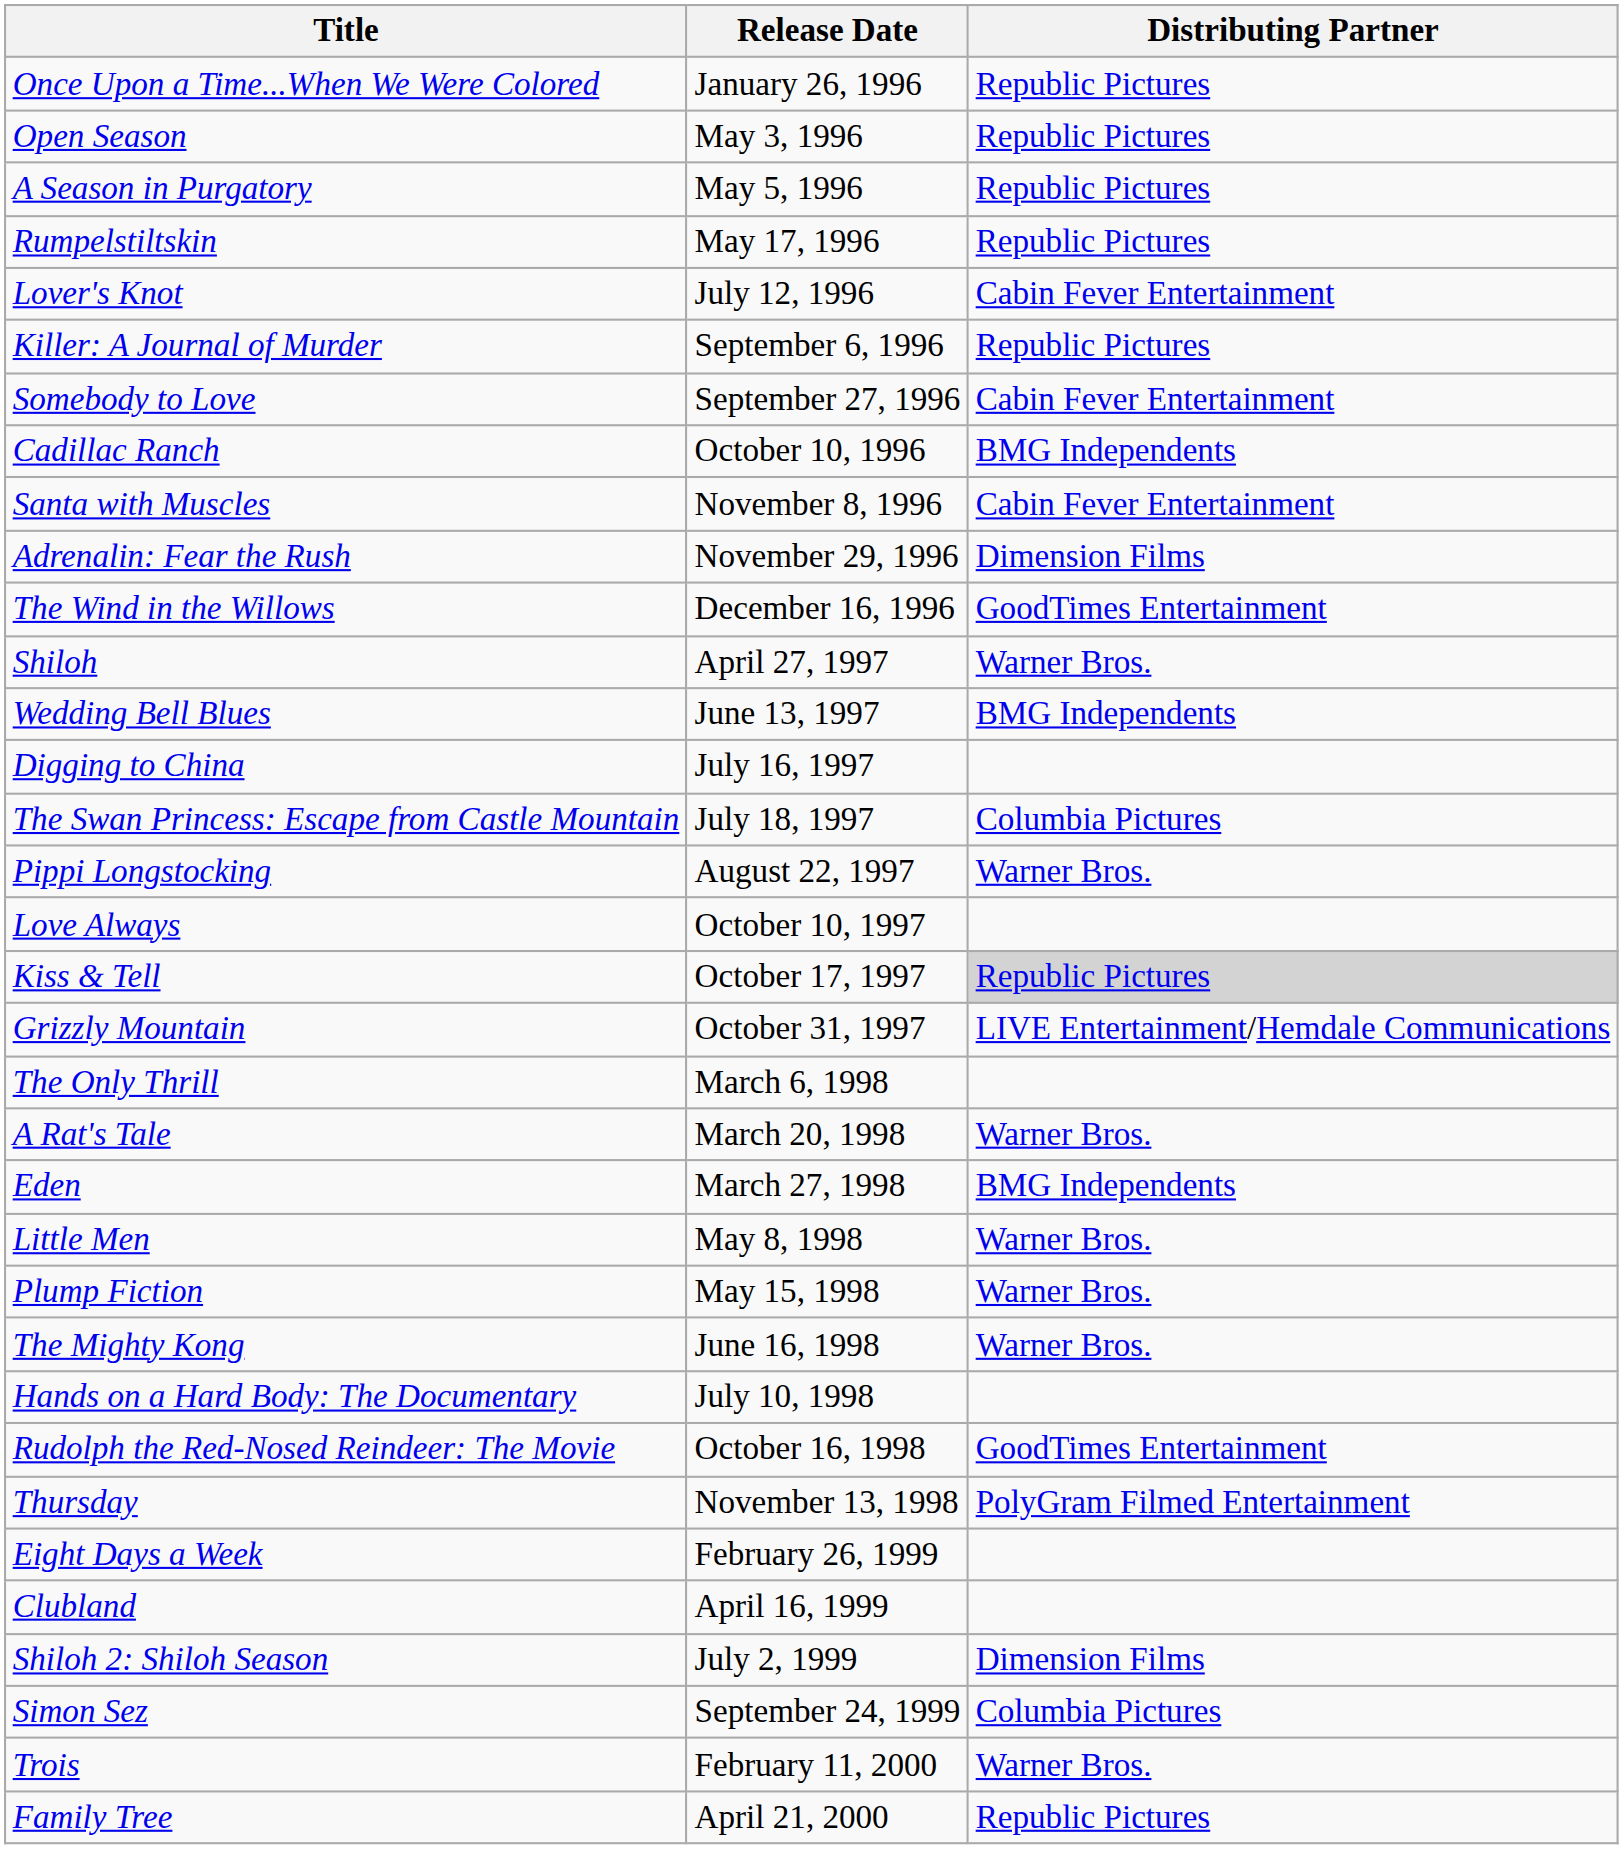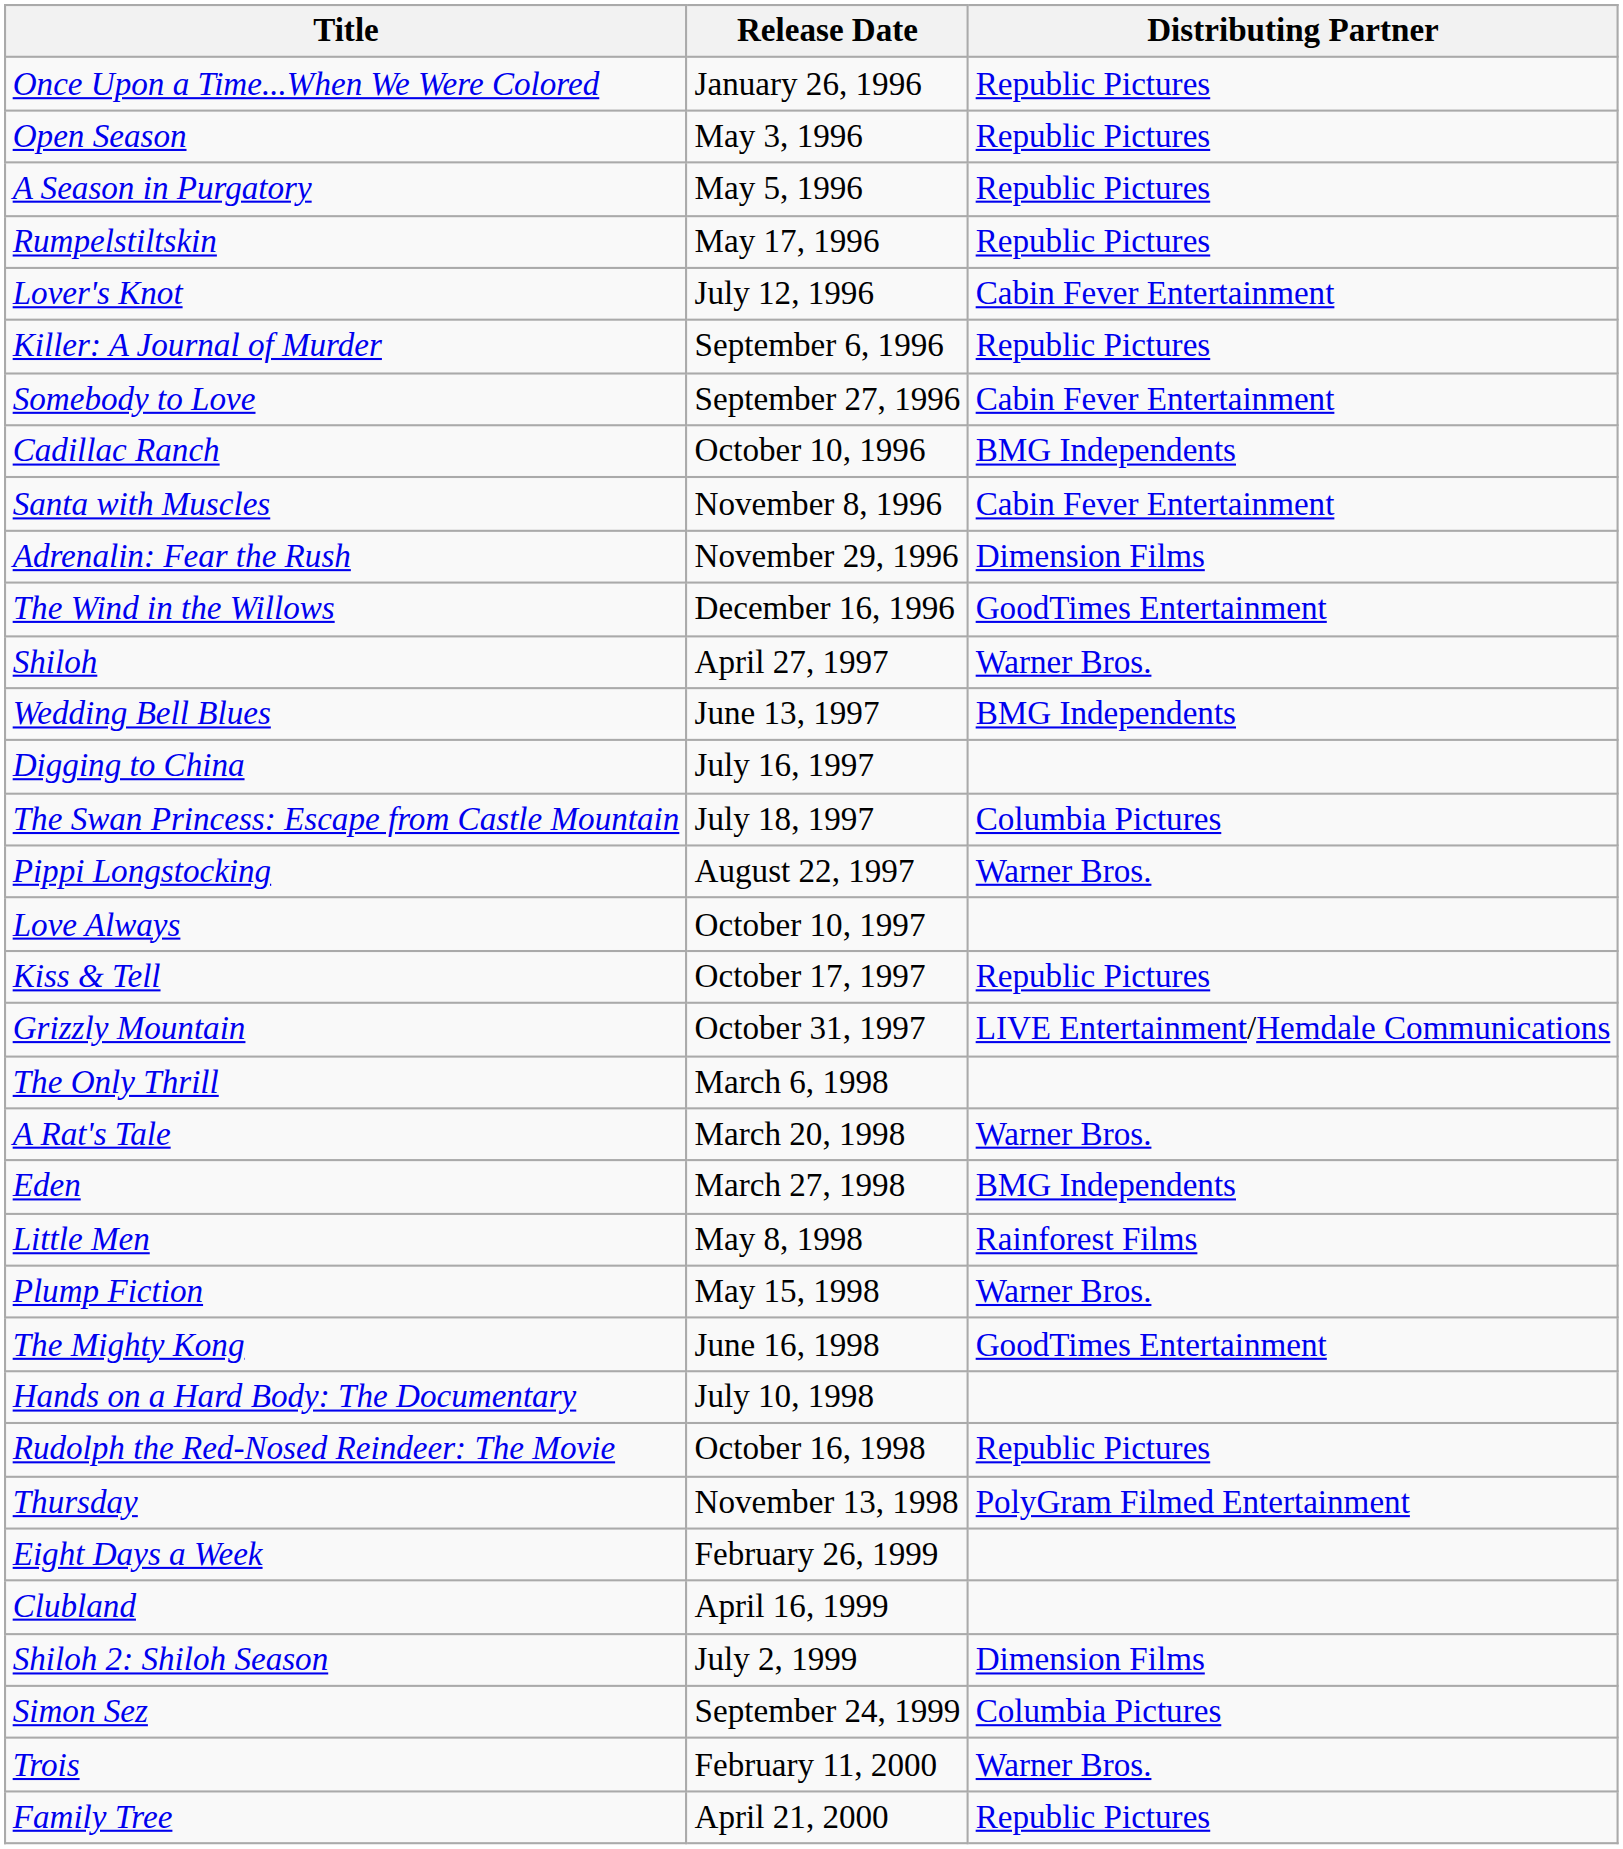(1093, 976) lightgrey background -> (1093, 976) no background
(1064, 1238) Warner Bros. -> (1087, 1238) Rainforest Films
(1064, 1343) Warner Bros. -> (1151, 1343) GoodTimes Entertainment
(1151, 1448) GoodTimes Entertainment -> (1093, 1448) Republic Pictures
